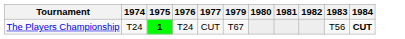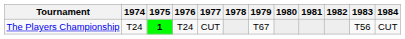+ column: (236, 12)
(362, 27) bold -> (388, 27) normal
